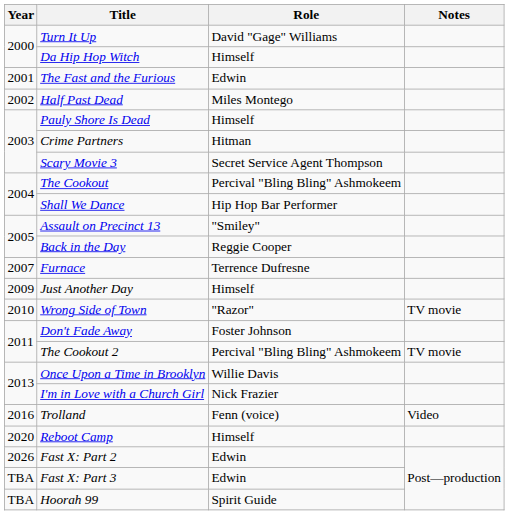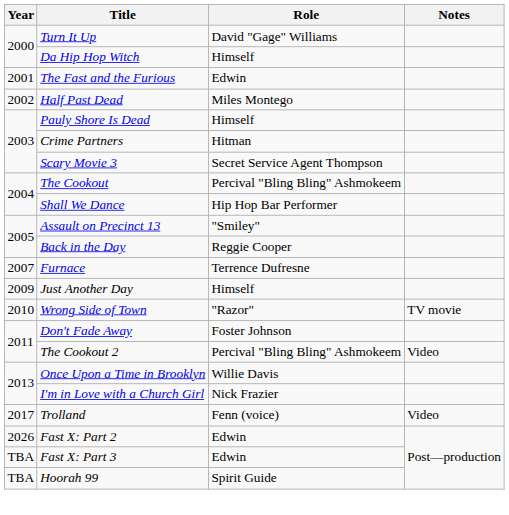(434, 352) TV movie -> (423, 352) Video
(21, 415) 2016 -> (21, 415) 2017
- row: (76, 436)
